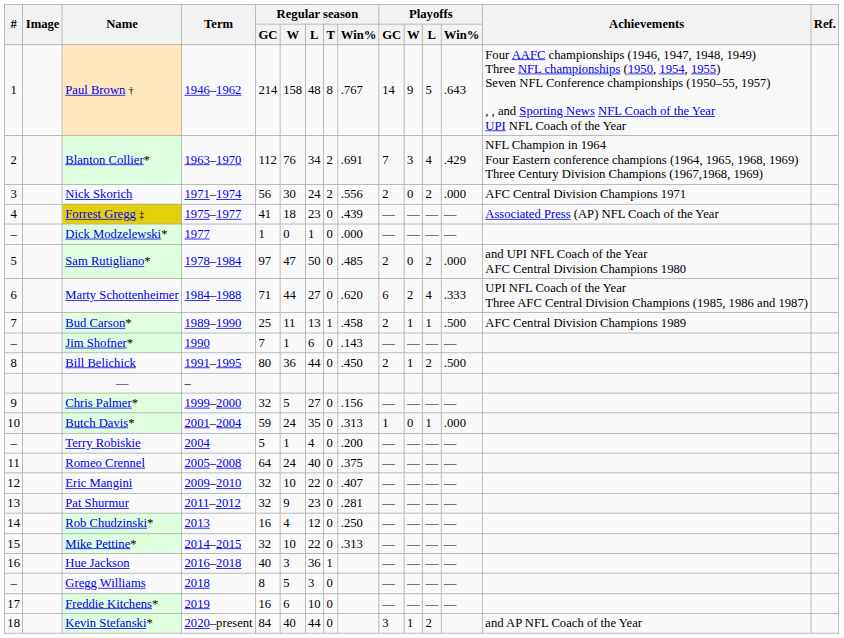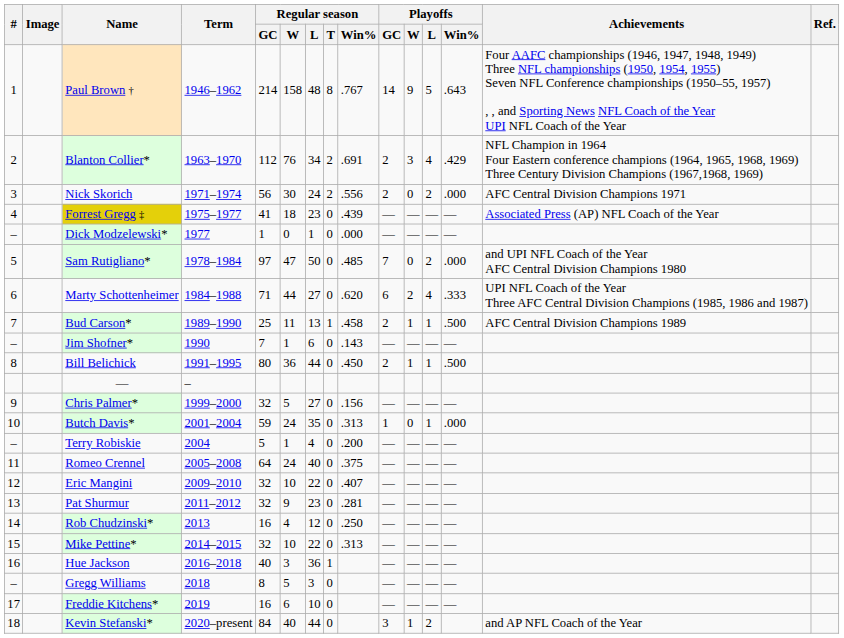(385, 159) 7 -> (385, 159) 2
(385, 261) 2 -> (385, 261) 7
(429, 363) 2 -> (429, 363) 1
